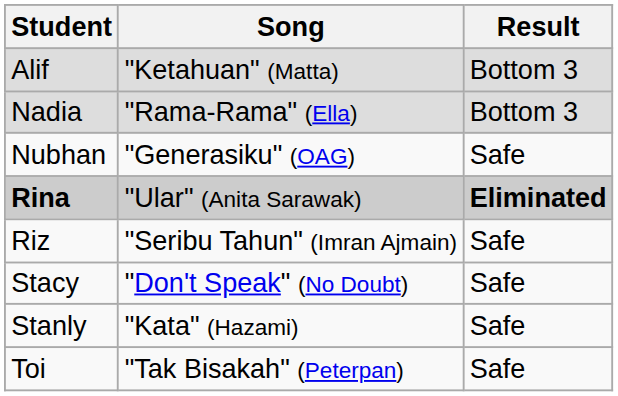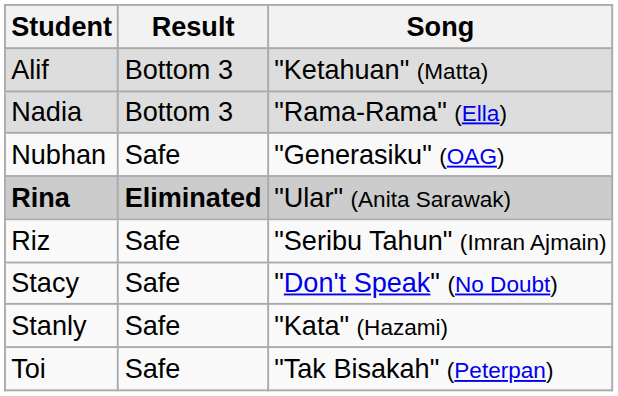columns swapped: (291, 27) <-> (538, 27)
